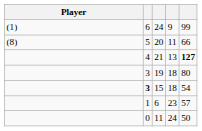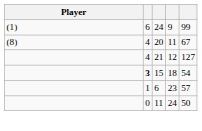(148, 42) 5 -> (148, 42) 4
(186, 42) 66 -> (186, 42) 67
(172, 58) 13 -> (172, 58) 12
(188, 58) bold -> (188, 58) normal
- row: (159, 73)
